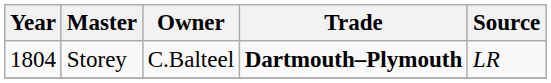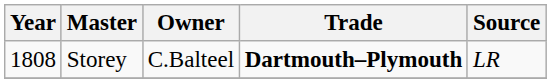(33, 59) 1804 -> (33, 59) 1808
